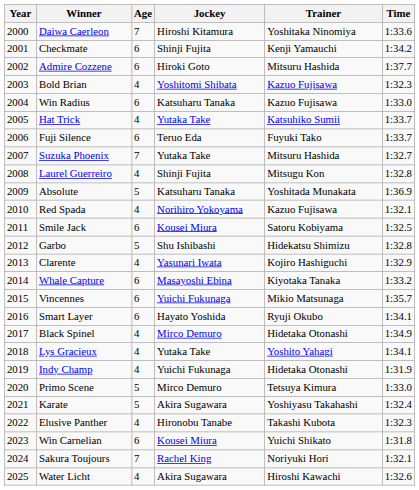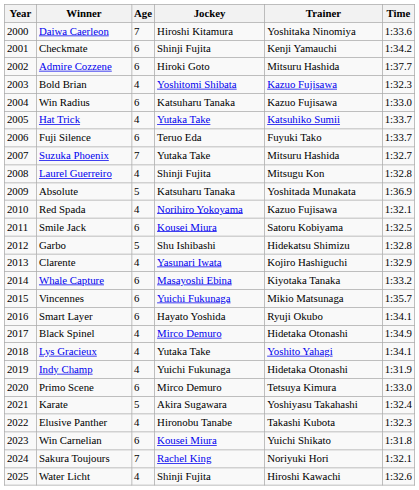(137, 387) 5 -> (137, 387) 6
(192, 476) Akira Sugawara -> (184, 476) Shinji Fujita
